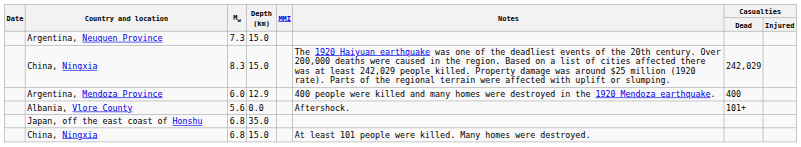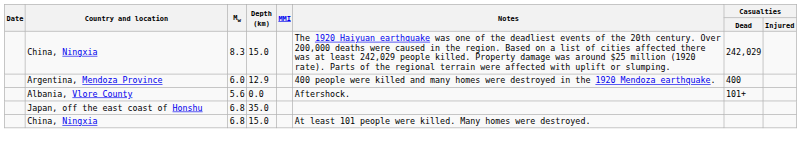- row: (95, 38)
